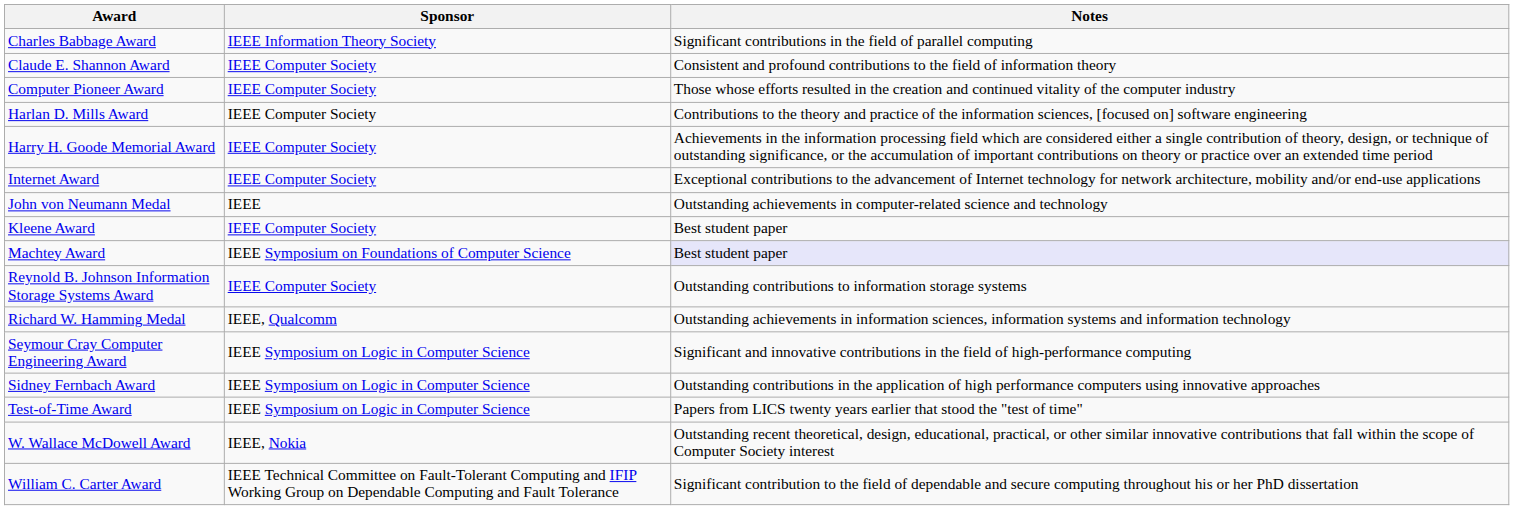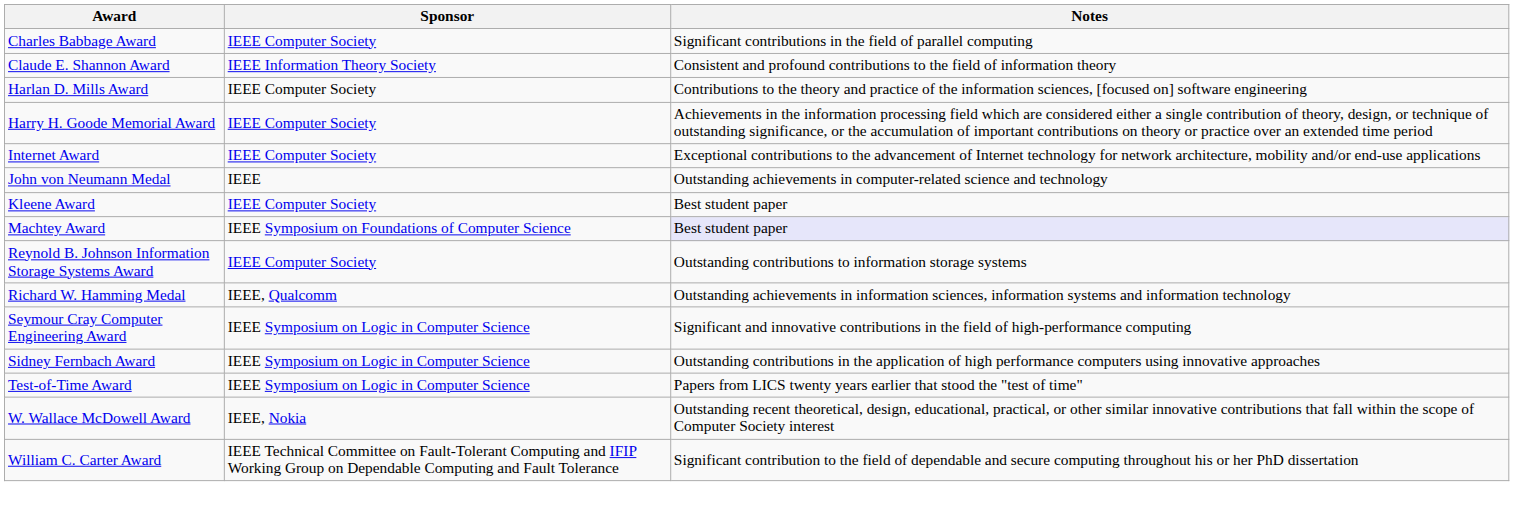(332, 41) IEEE Information Theory Society -> (302, 41) IEEE Computer Society
(302, 65) IEEE Computer Society -> (332, 65) IEEE Information Theory Society
- row: (86, 89)
